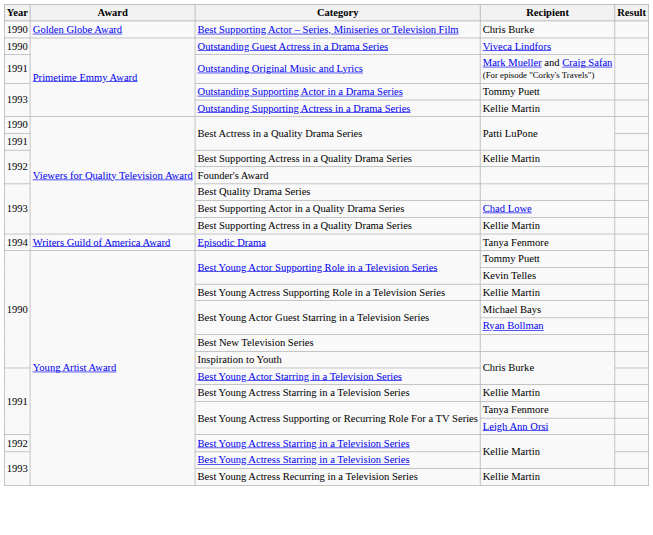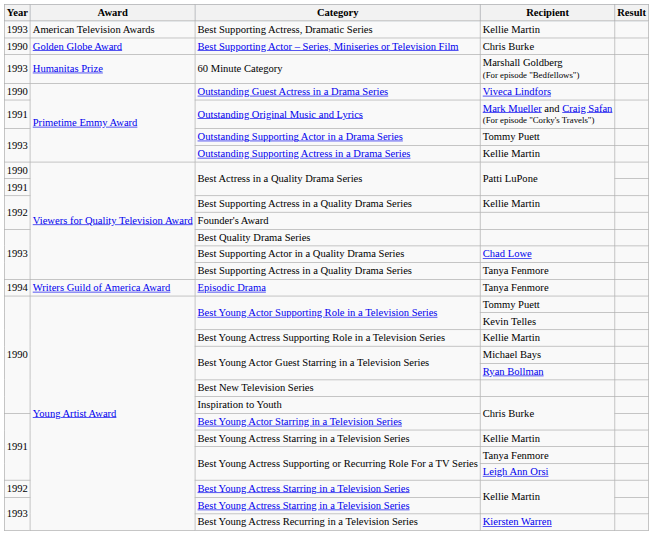+ row: (17, 29)
+ row: (17, 69)
(511, 225) Kellie Martin -> (516, 271) Tanya Fenmore
(511, 476) Kellie Martin -> (517, 522) Kiersten Warren
